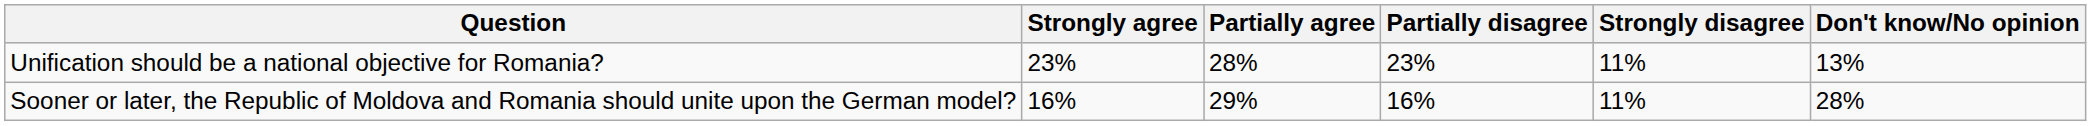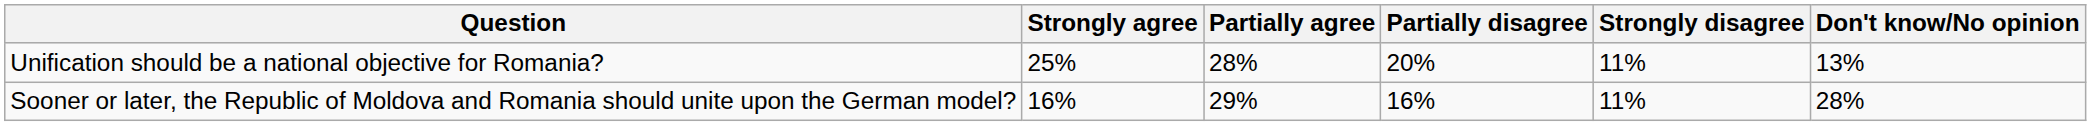(1052, 62) 23% -> (1052, 62) 25%
(1411, 62) 23% -> (1411, 62) 20%
